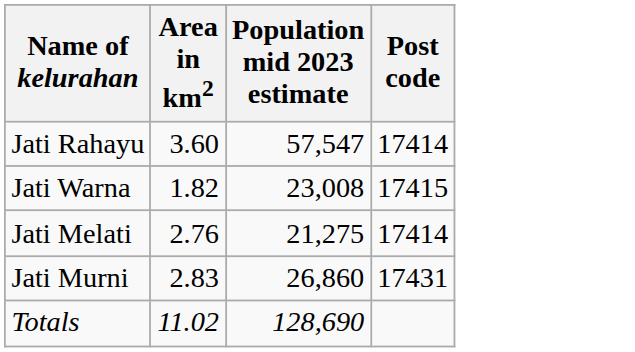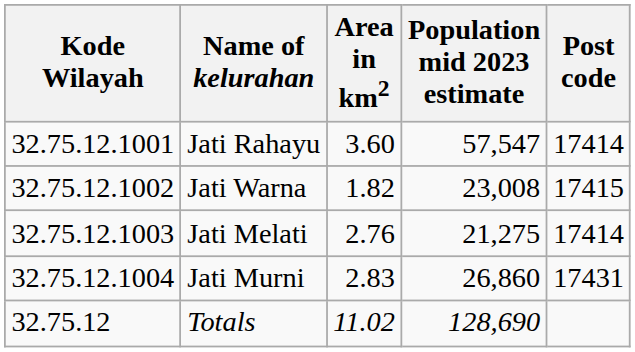+ column: (93, 62)
